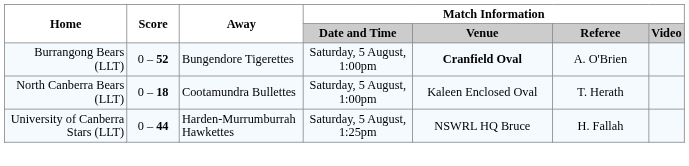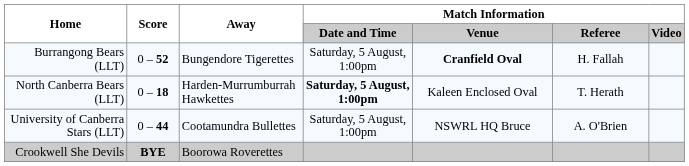(600, 59) A. O'Brien -> (600, 59) H. Fallah
(239, 92) Cootamundra Bullettes -> (239, 92) Harden-Murrumburrah Hawkettes
(358, 92) normal -> (358, 92) bold
(239, 125) Harden-Murrumburrah Hawkettes -> (239, 125) Cootamundra Bullettes
(358, 125) Saturday, 5 August, 1:25pm -> (358, 125) Saturday, 5 August, 1:00pm
(600, 125) H. Fallah -> (600, 125) A. O'Brien
+ row: (70, 151)
